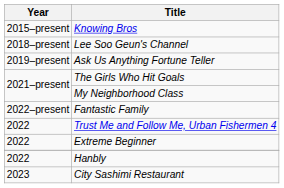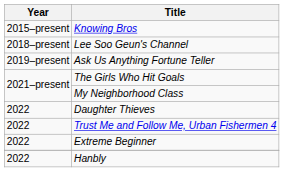+ row: (114, 110)
- row: (111, 110)
- row: (129, 175)
